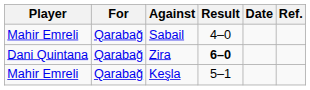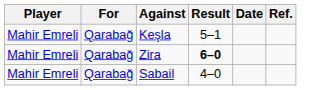rows swapped: (165, 74) <-> (167, 34)
(48, 54) Dani Quintana -> (43, 54) Mahir Emreli
